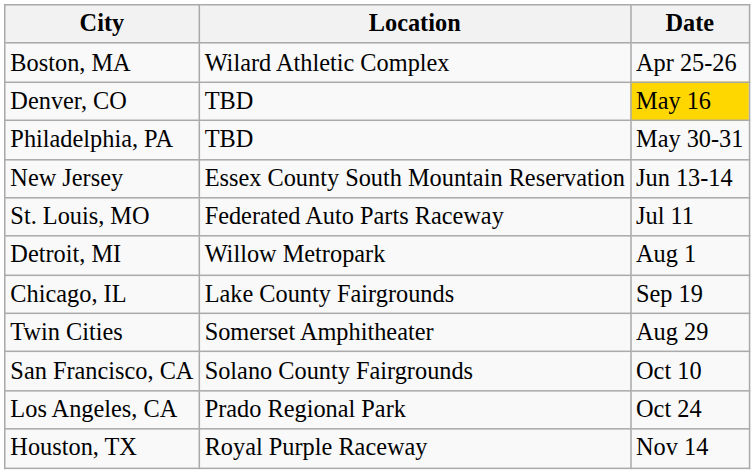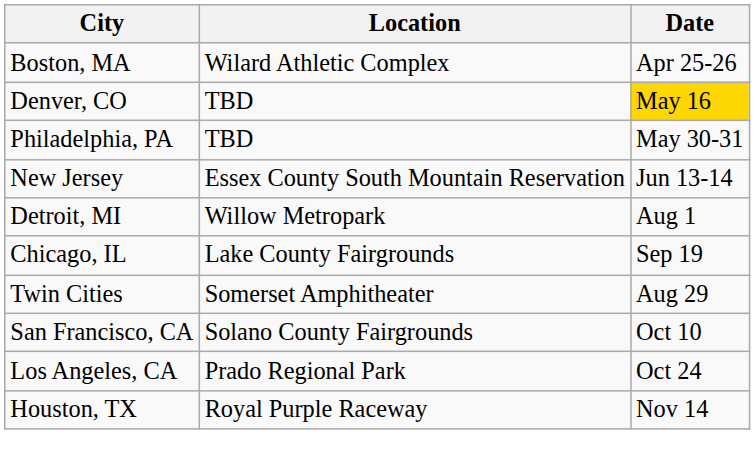- row: (80, 216)
